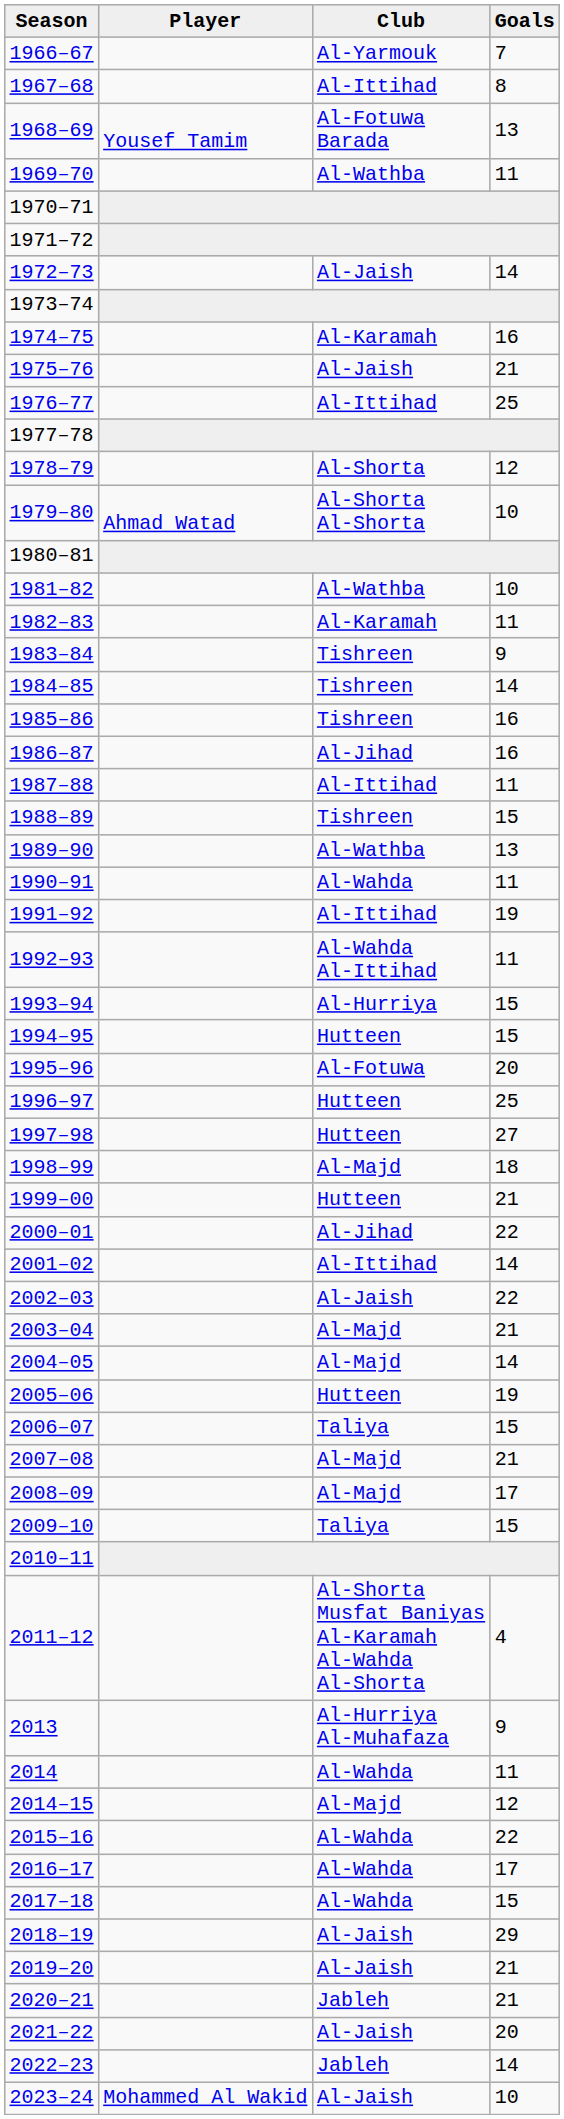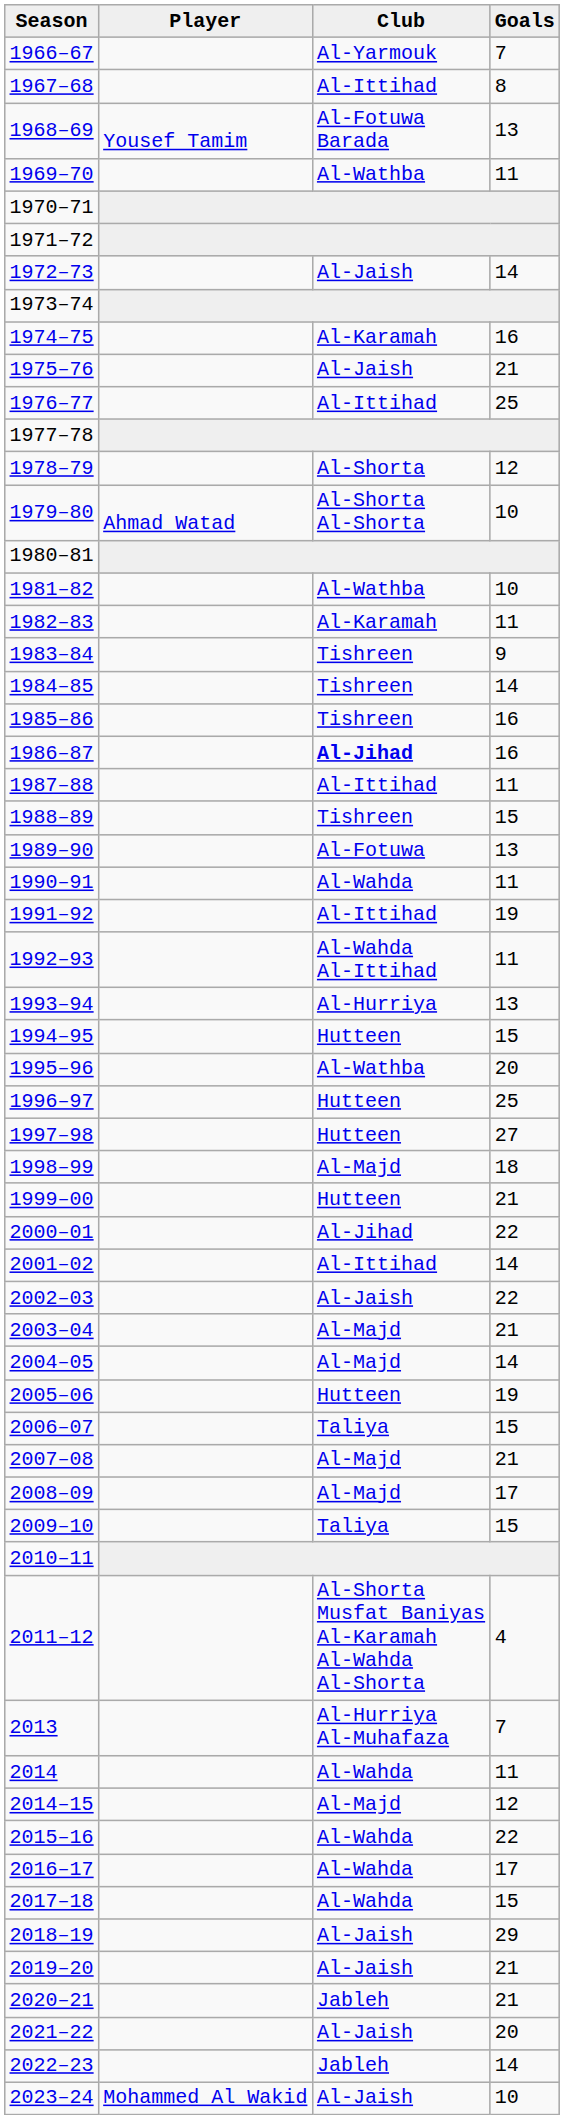(365, 752) normal -> (365, 752) bold
(371, 850) Al-Wathba -> (371, 850) Al-Fotuwa
(507, 1004) 15 -> (507, 1004) 13
(371, 1069) Al-Fotuwa -> (371, 1069) Al-Wathba
(501, 1728) 9 -> (501, 1728) 7
